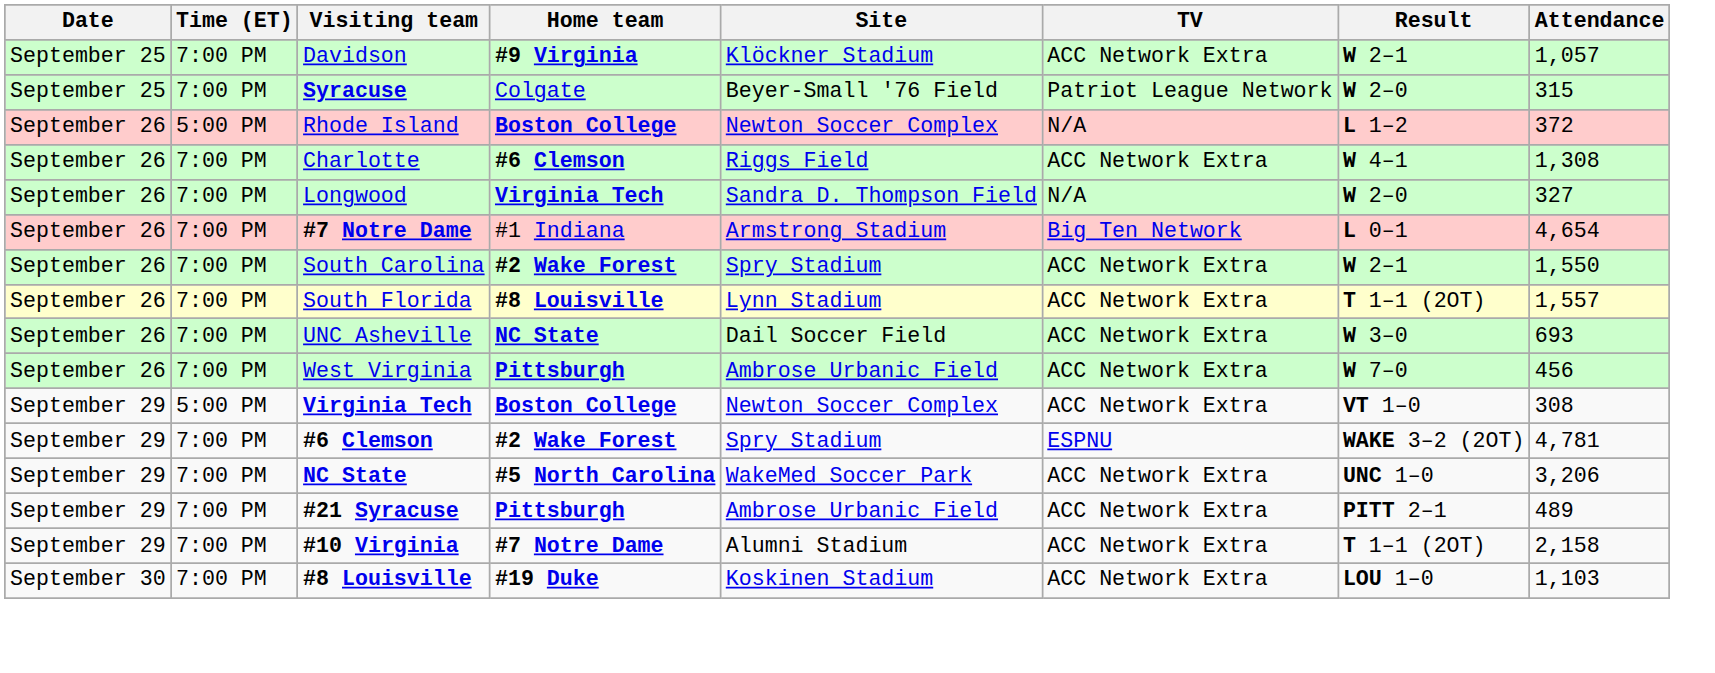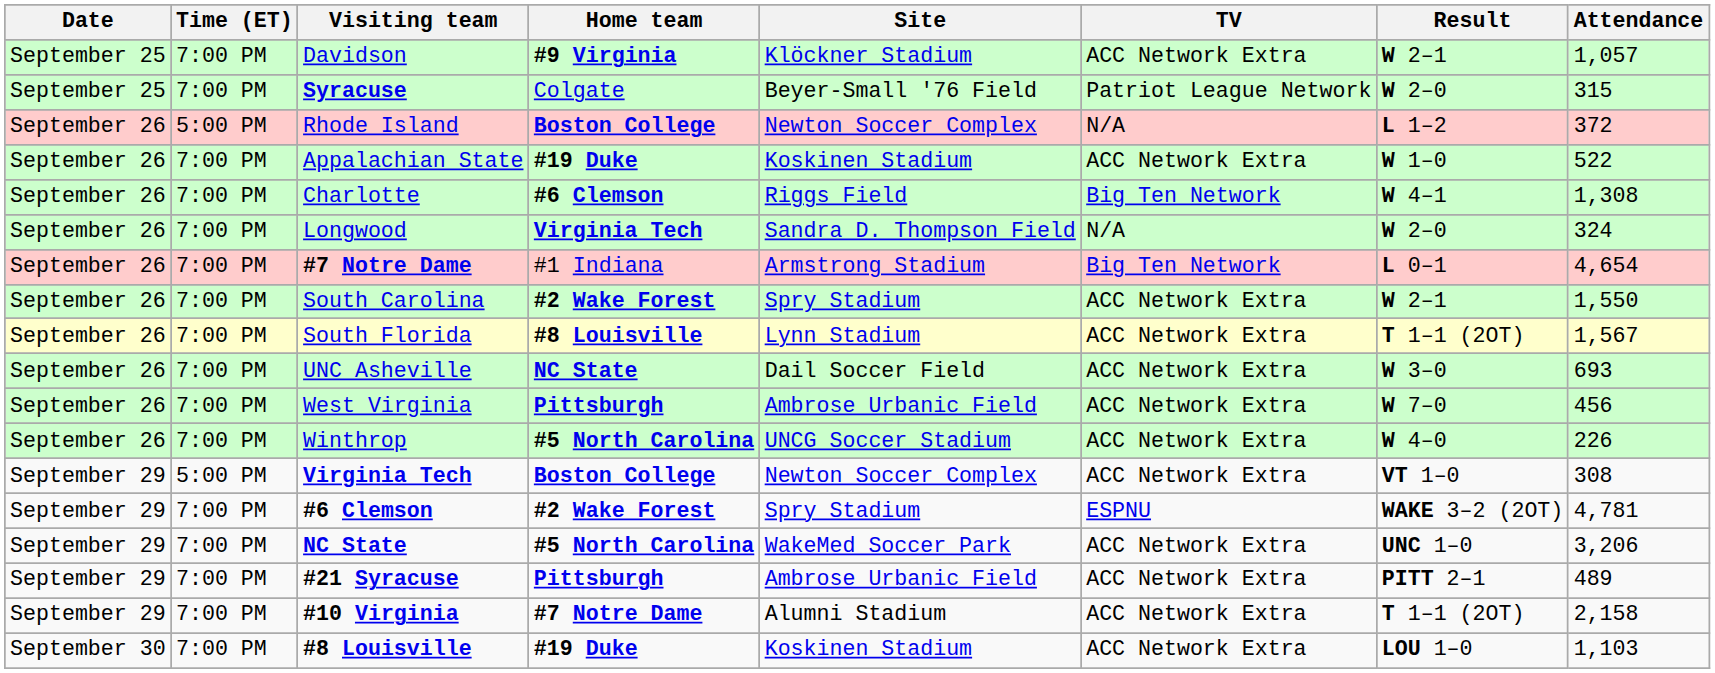+ row: (413, 162)
(1157, 162) ACC Network Extra -> (1183, 197) Big Ten Network
(1554, 197) 327 -> (1593, 232) 324
(1567, 302) 1,557 -> (1606, 337) 1,567
+ row: (355, 441)
